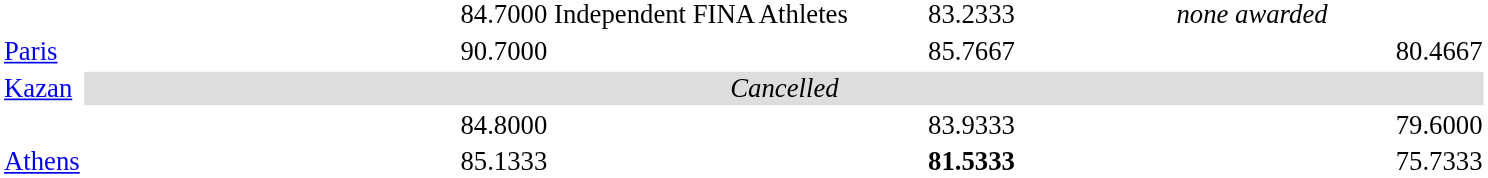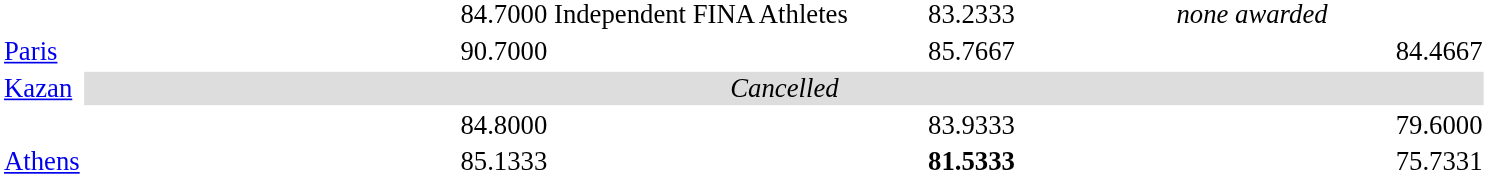(1439, 51) 80.4667 -> (1439, 51) 84.4667
(1439, 161) 75.7333 -> (1439, 161) 75.7331
